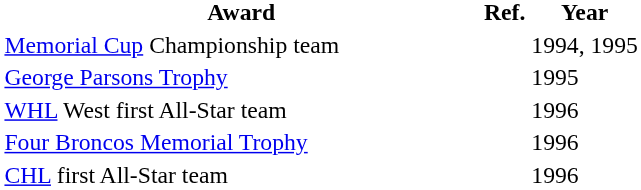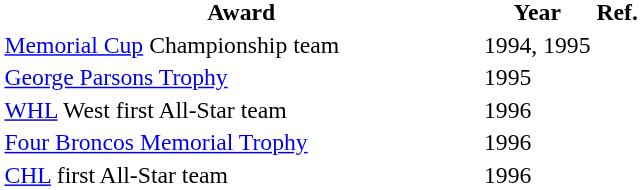columns swapped: (585, 12) <-> (505, 12)
